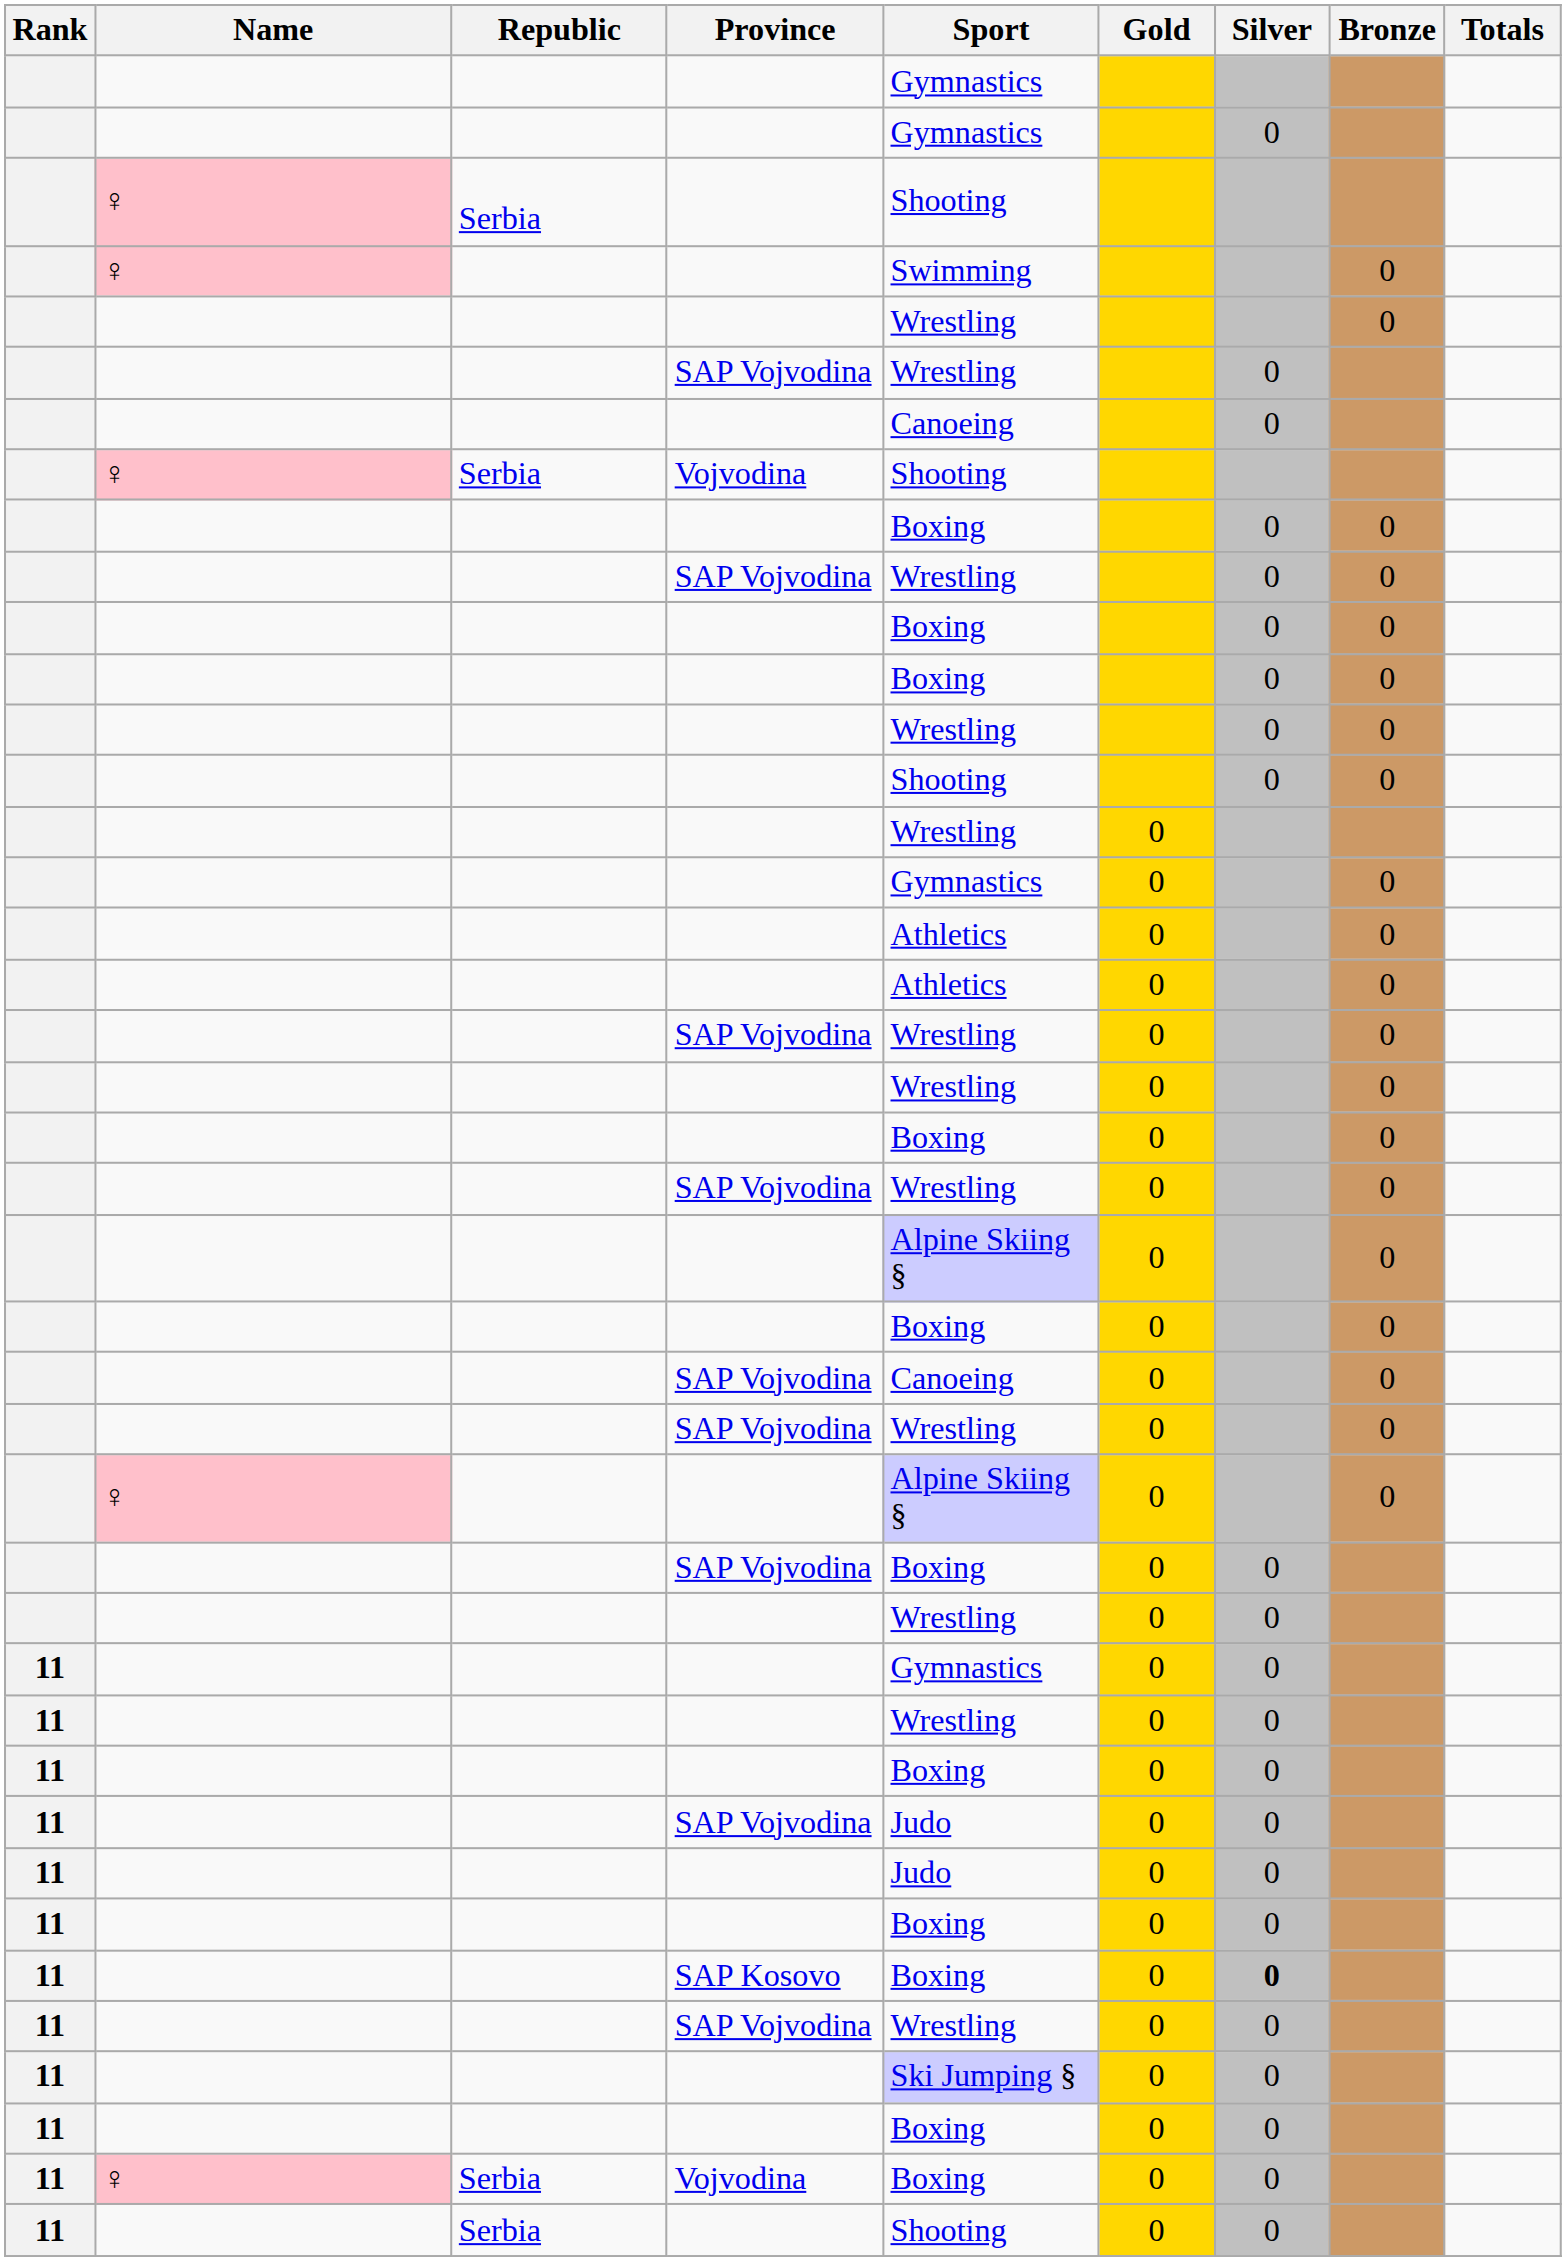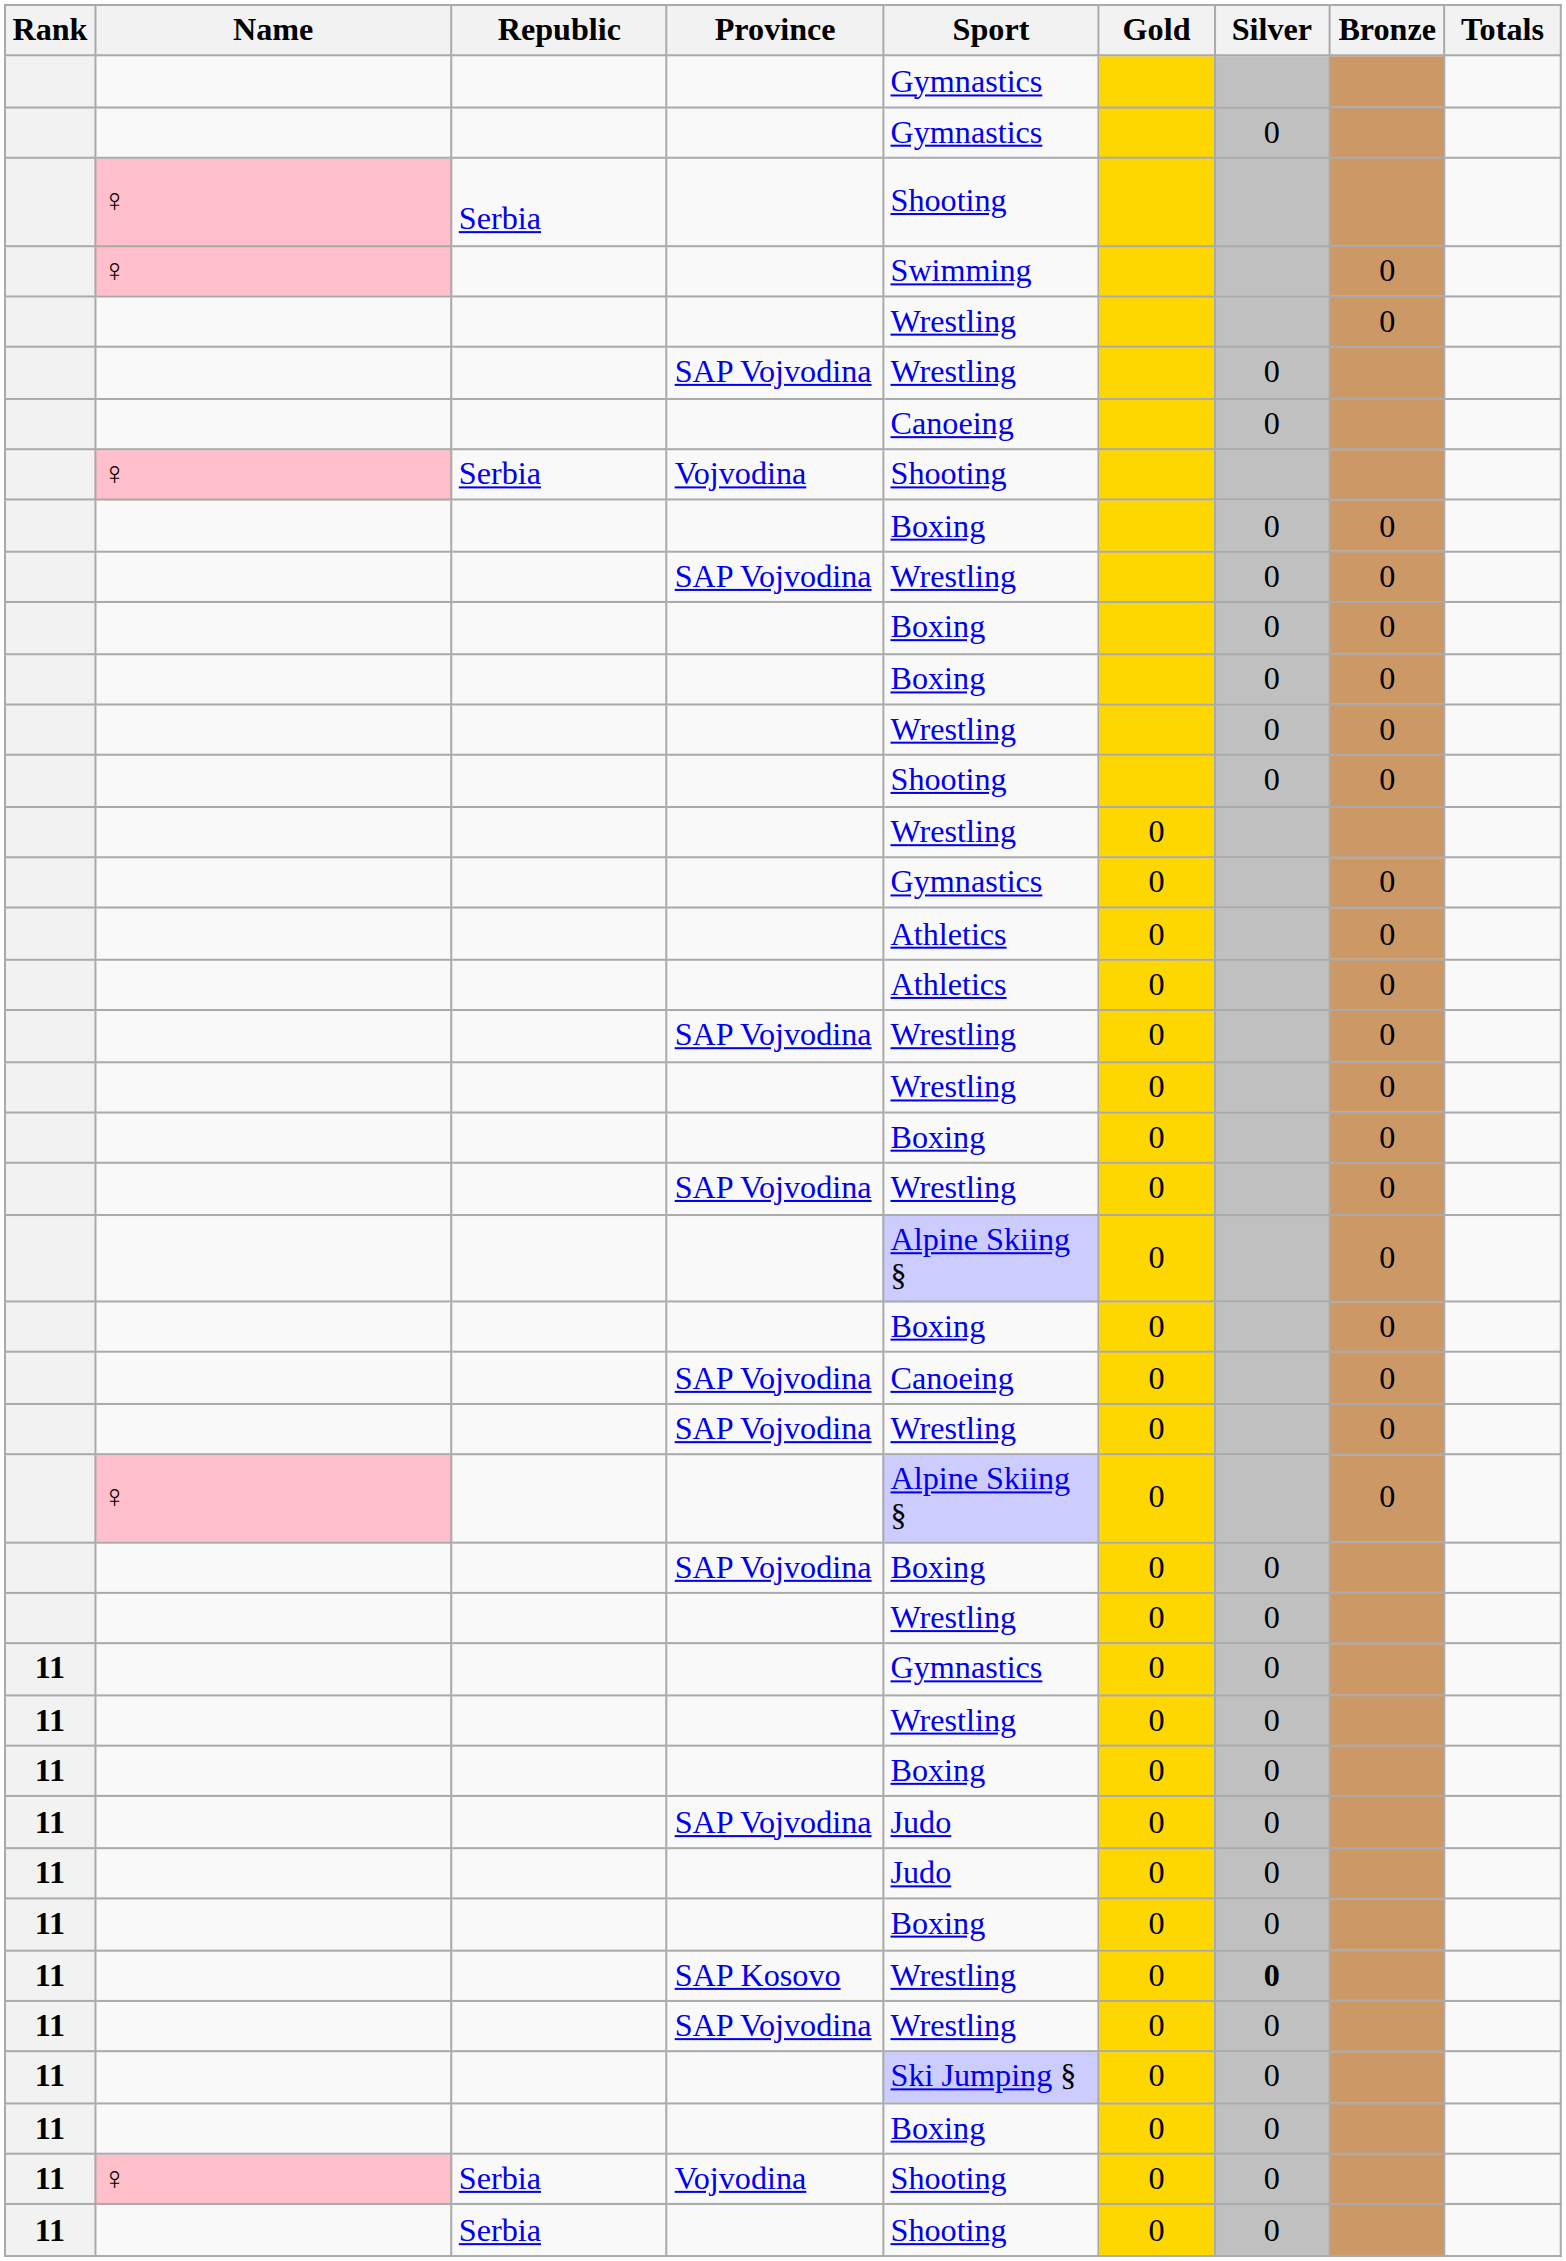(938, 1974) Boxing -> (953, 1974) Wrestling
(938, 2178) Boxing -> (949, 2178) Shooting
